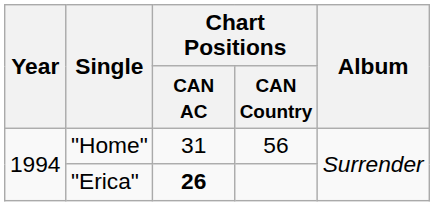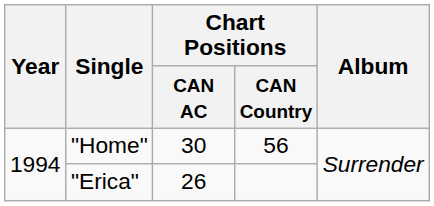(194, 145) 31 -> (194, 145) 30
(194, 181) bold -> (194, 181) normal
